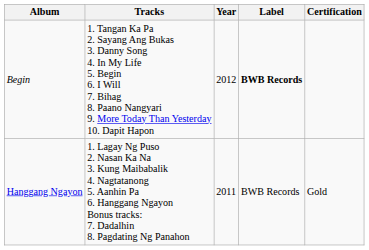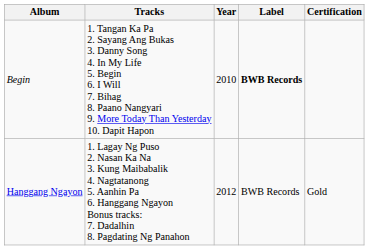(226, 79) 2012 -> (226, 79) 2010
(226, 191) 2011 -> (226, 191) 2012
